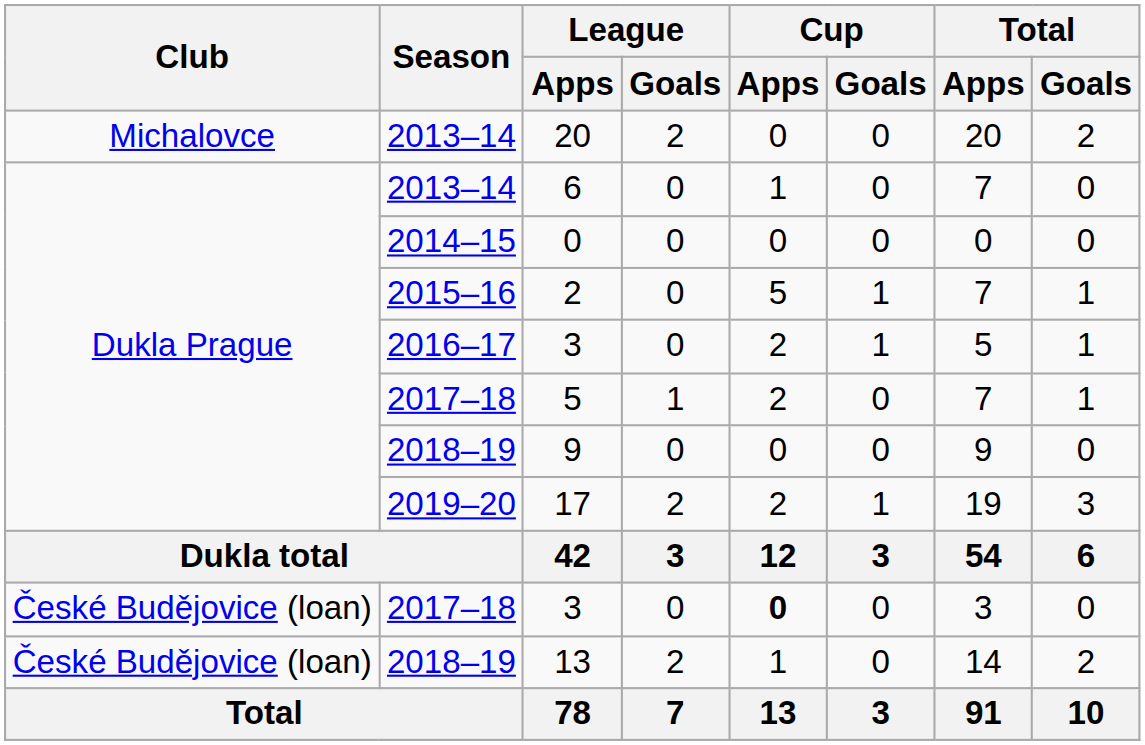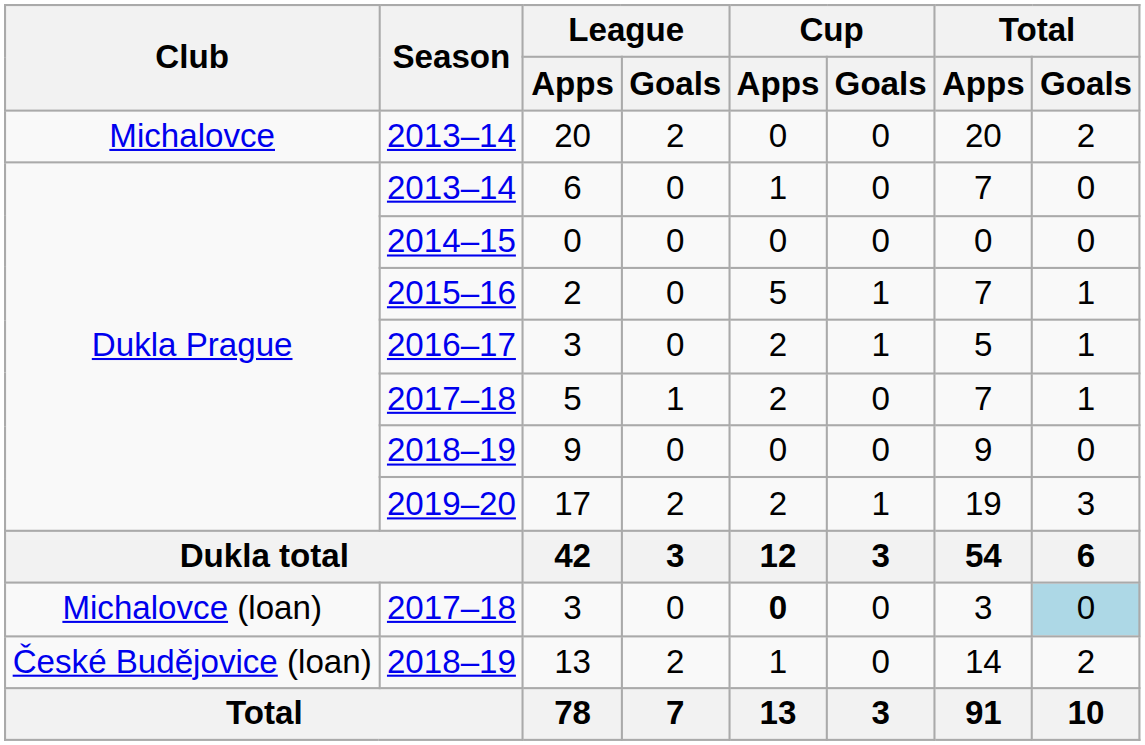(192, 608) České Budějovice (loan) -> (192, 608) Michalovce (loan)
(1086, 608) no background -> (1086, 608) lightblue background
